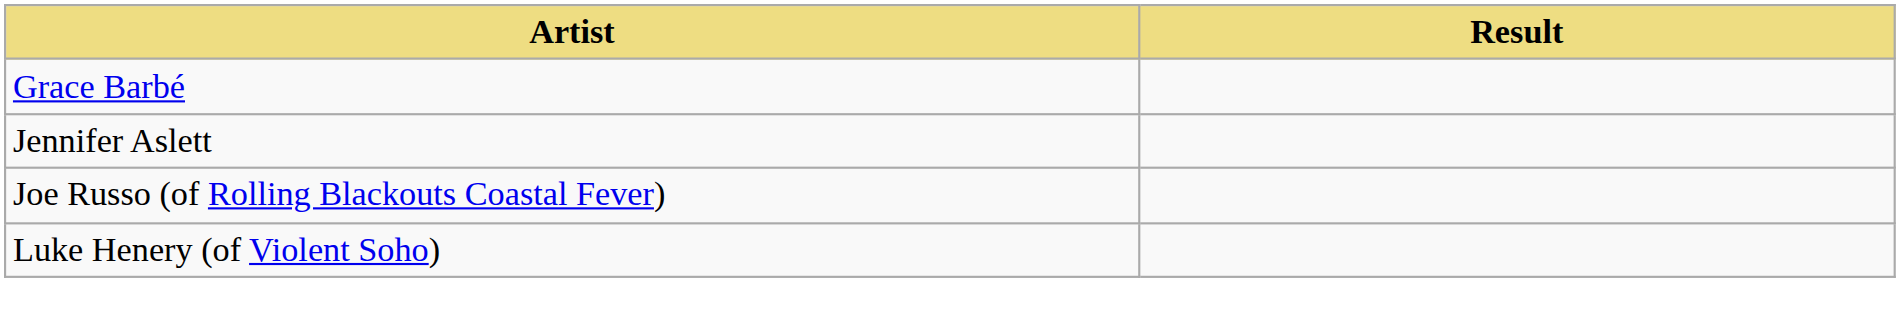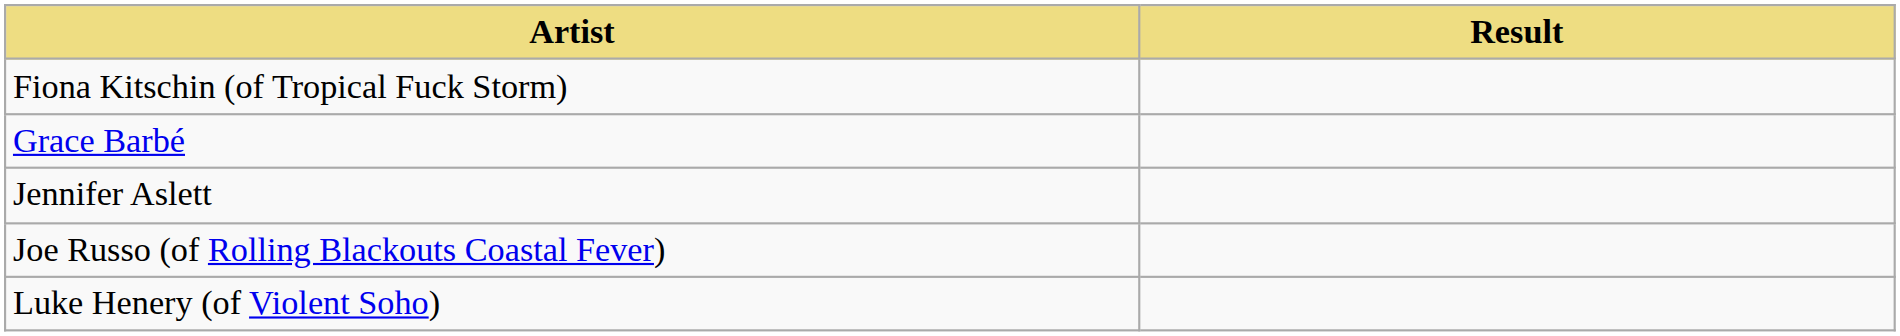+ row: (290, 85)
